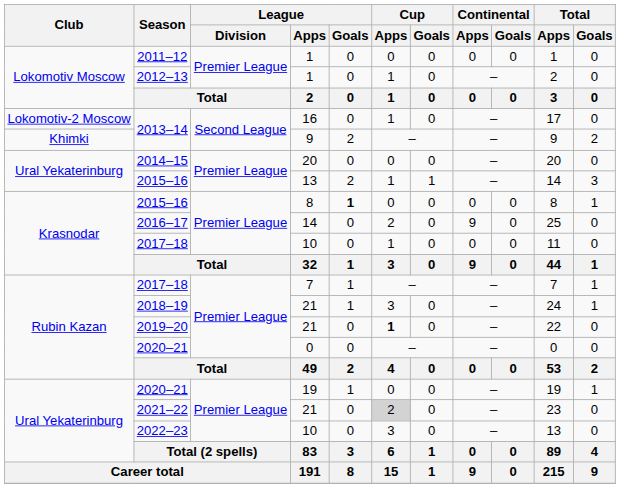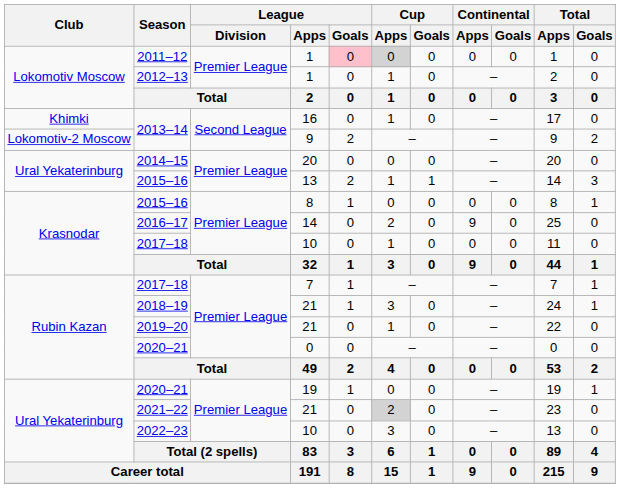(350, 56) no background -> (350, 56) pink background
(391, 56) no background -> (391, 56) lightgrey background
(69, 118) Lokomotiv-2 Moscow -> (69, 118) Khimki
(69, 139) Khimki -> (69, 139) Lokomotiv-2 Moscow
(350, 202) bold -> (350, 202) normal
(391, 327) bold -> (391, 327) normal
